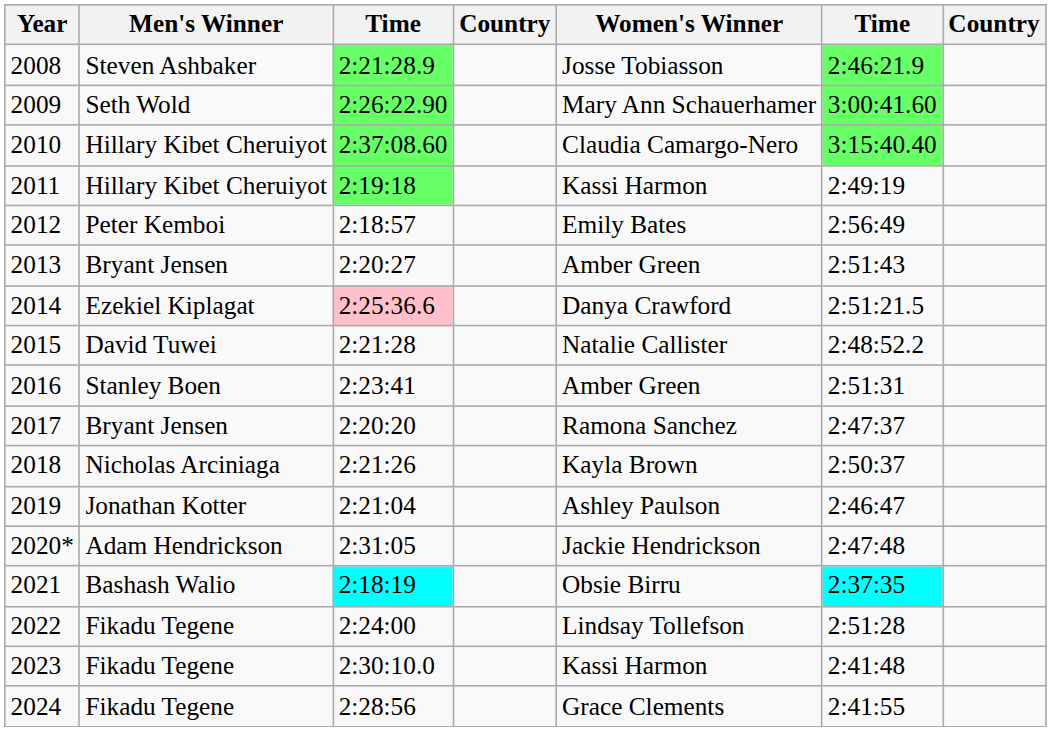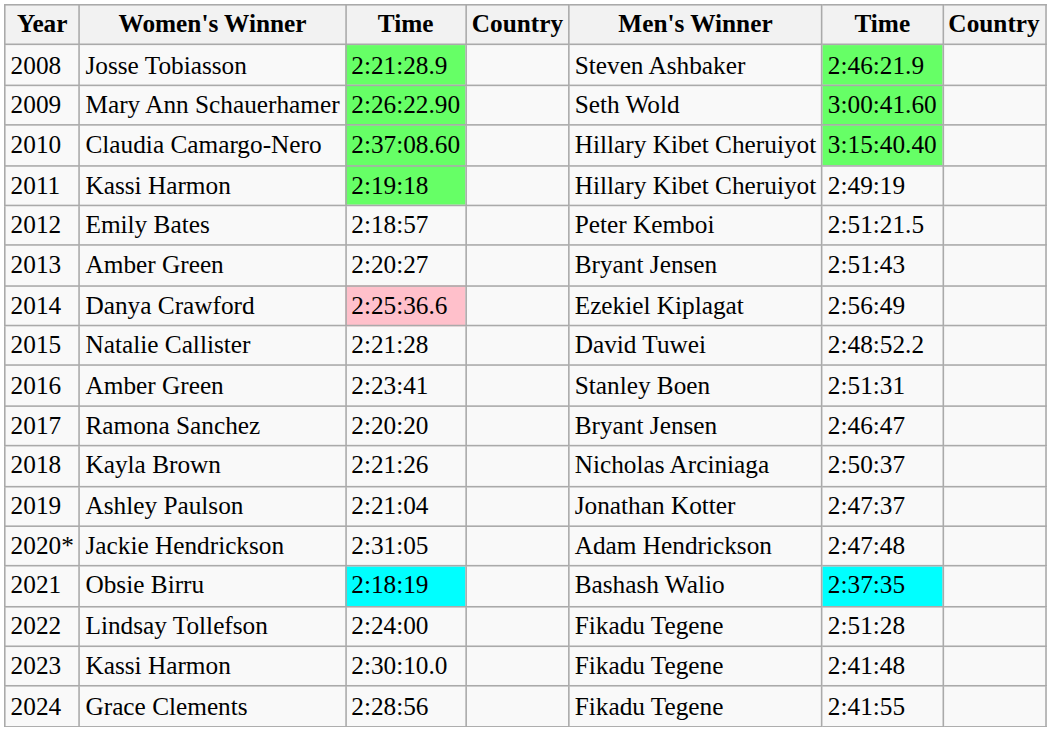columns swapped: (206, 24) <-> (689, 24)
(866, 225) 2:56:49 -> (876, 225) 2:51:21.5
(876, 305) 2:51:21.5 -> (866, 305) 2:56:49
(866, 425) 2:47:37 -> (866, 425) 2:46:47
(866, 505) 2:46:47 -> (866, 505) 2:47:37
